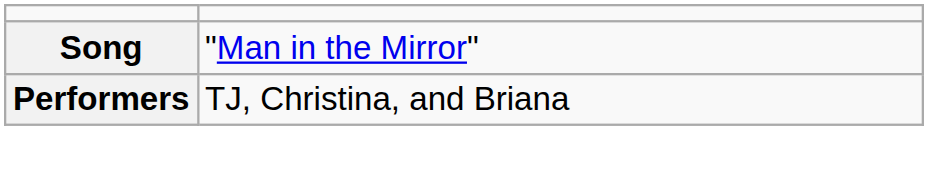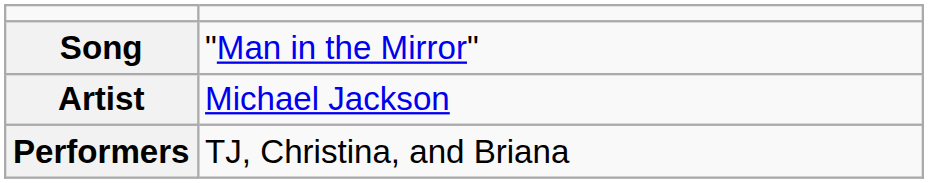+ row: (101, 100)
